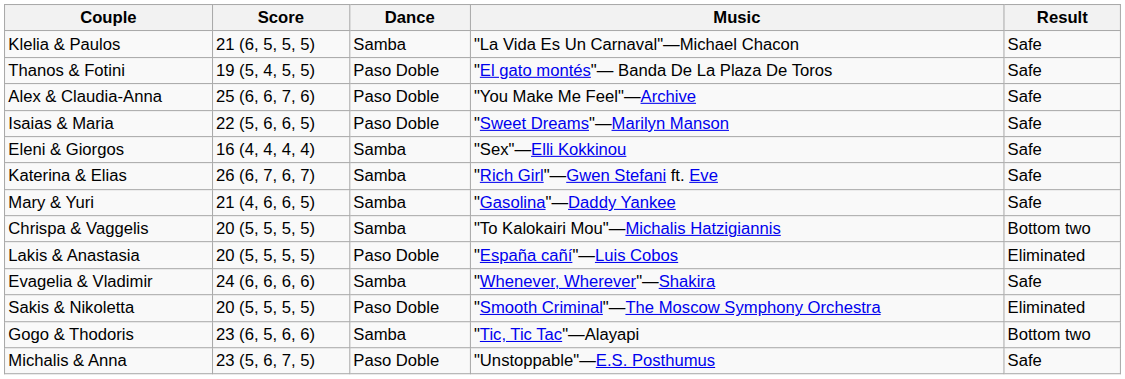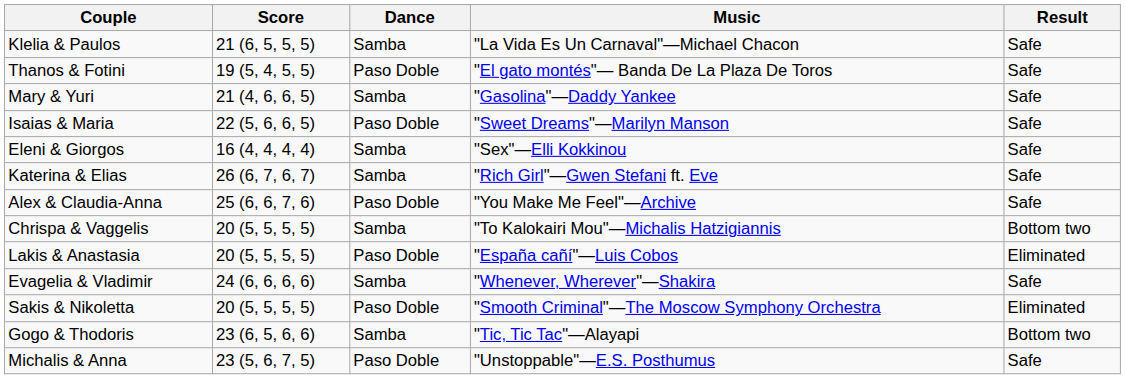rows swapped: (51, 202) <-> (85, 96)
